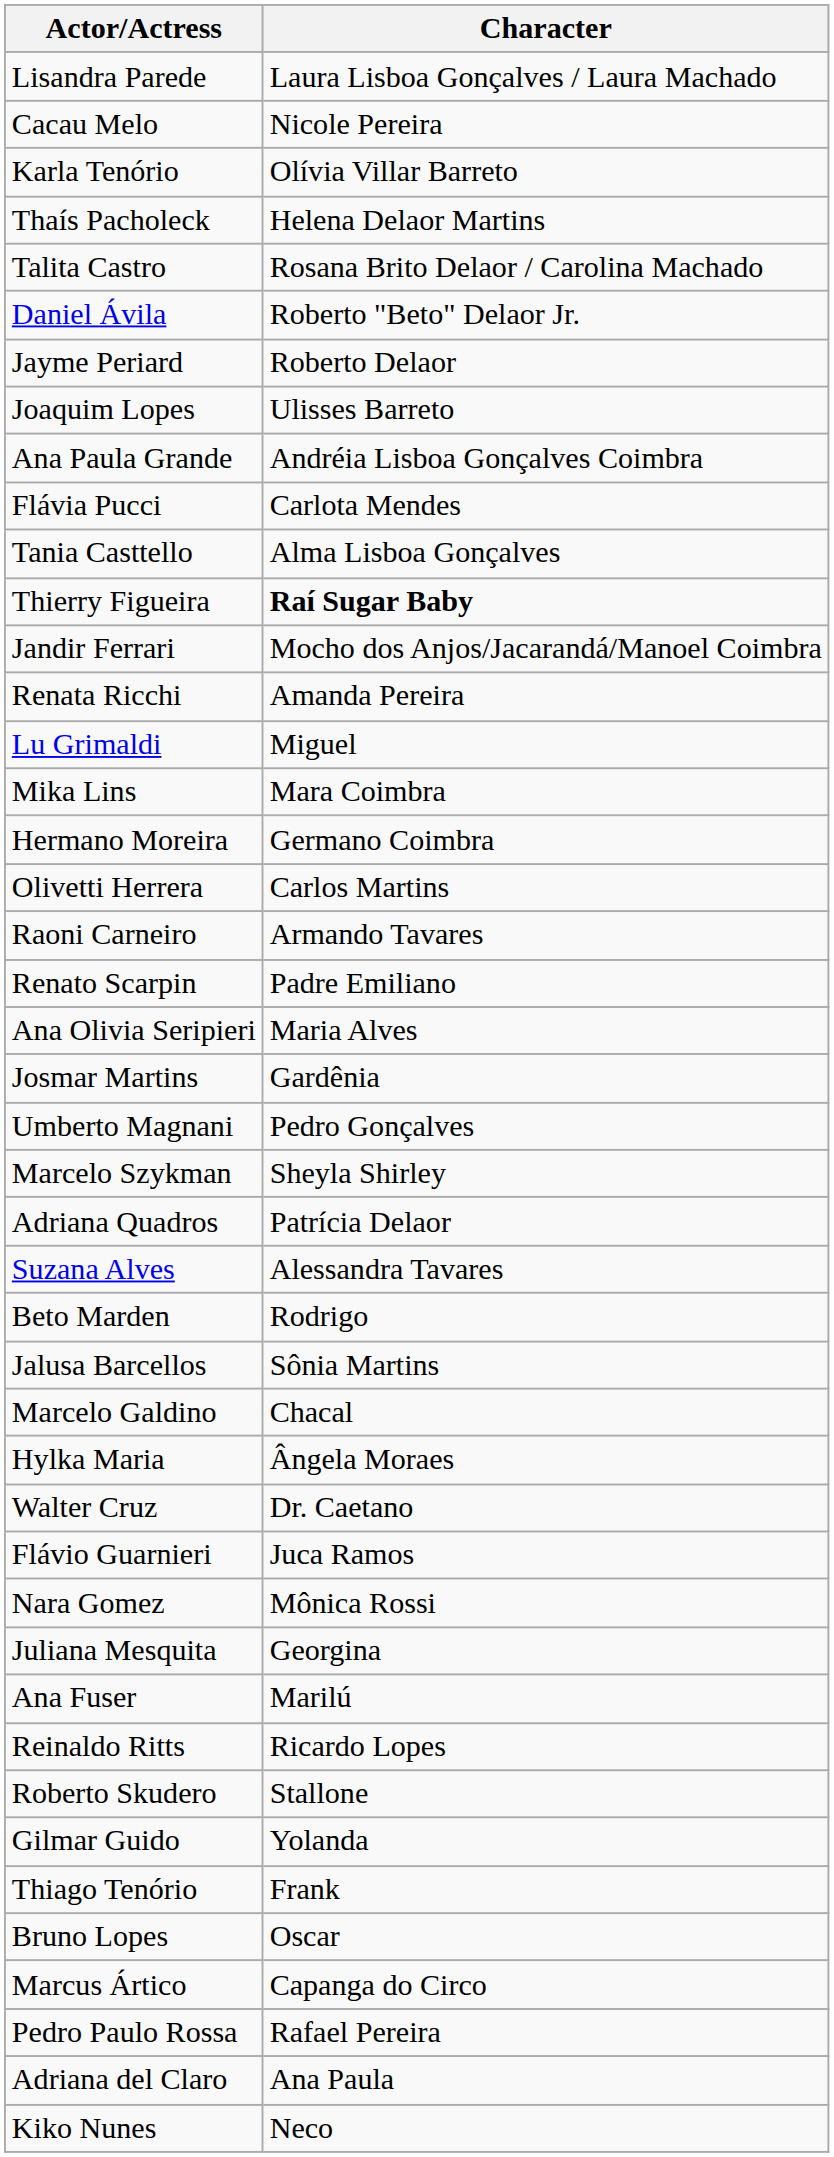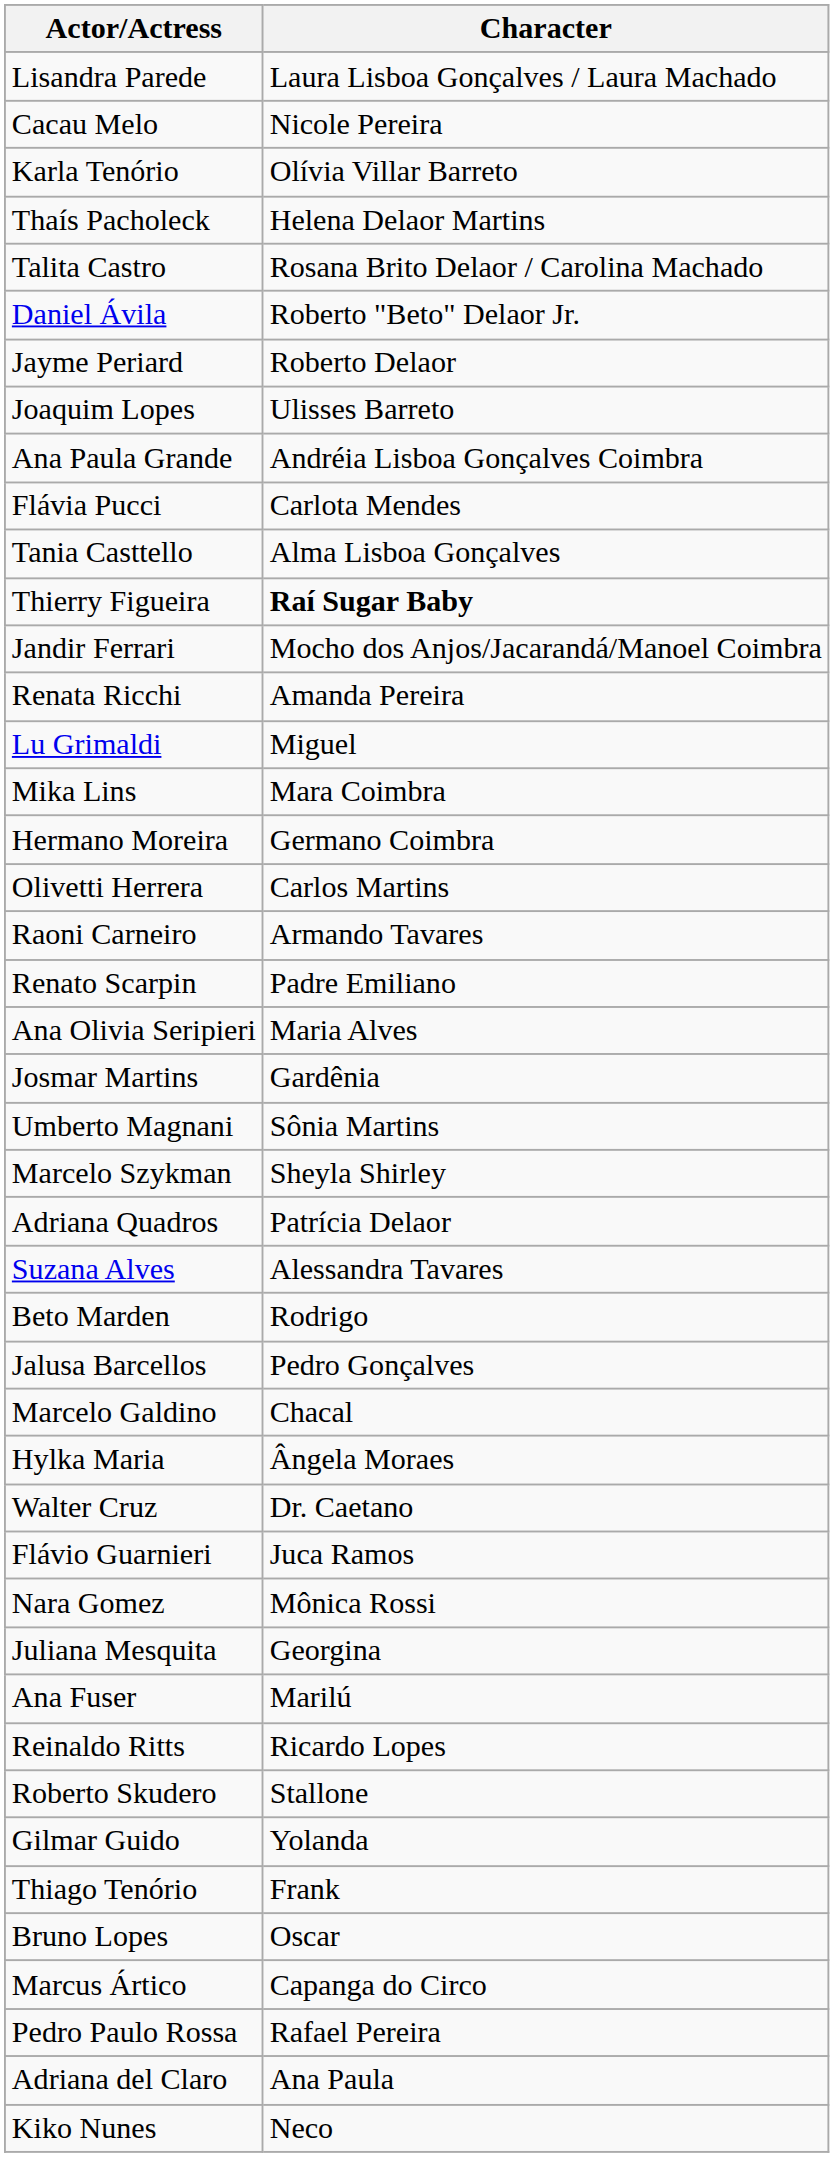(372, 1125) Pedro Gonçalves -> (354, 1125) Sônia Martins
(354, 1364) Sônia Martins -> (372, 1364) Pedro Gonçalves
